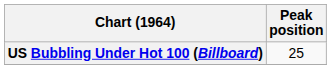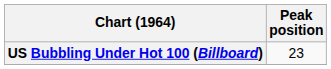(296, 53) 25 -> (296, 53) 23
